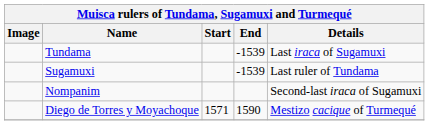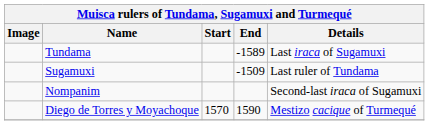(251, 52) -1539 -> (251, 52) -1589
(251, 71) -1539 -> (251, 71) -1509
(217, 110) 1571 -> (217, 110) 1570
